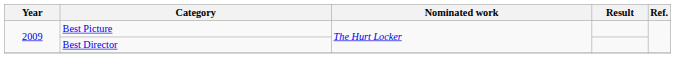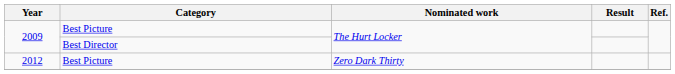+ row: (32, 61)
